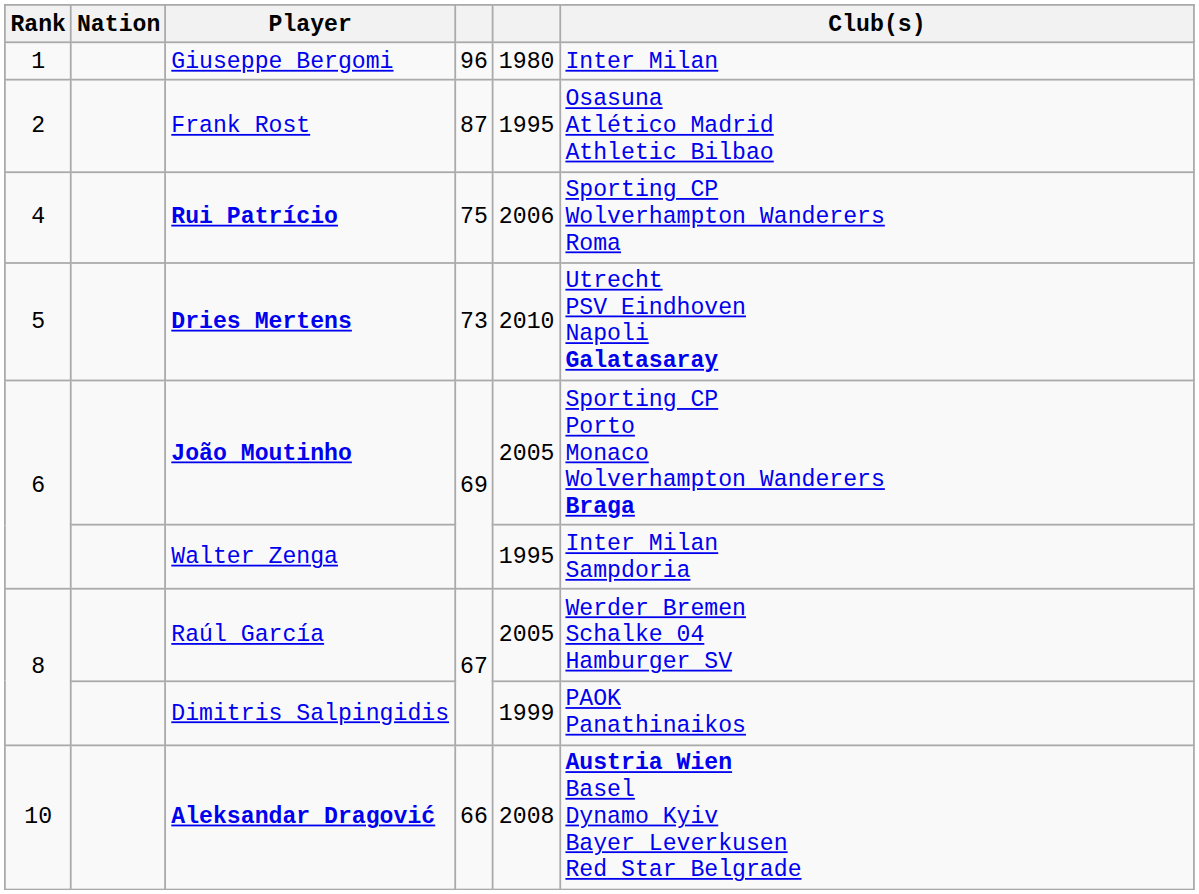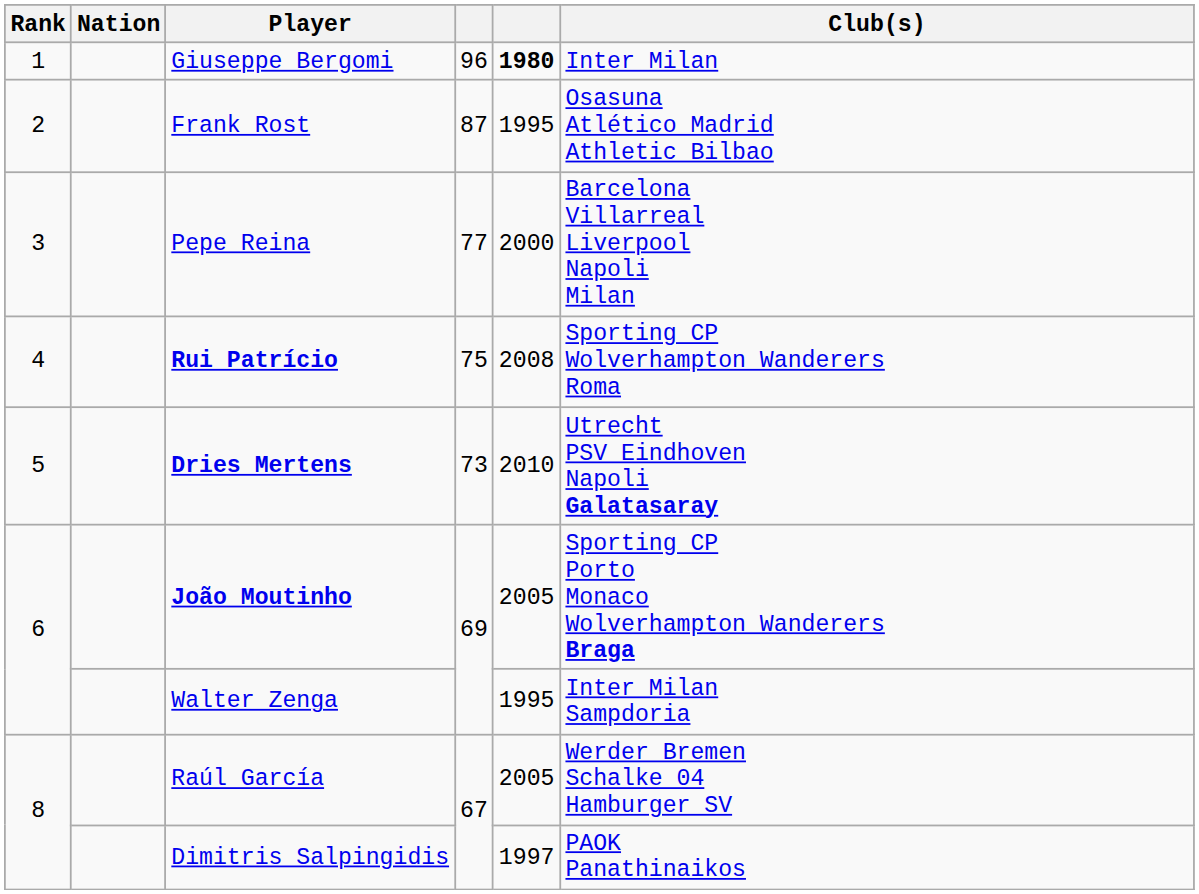(527, 61) normal -> (527, 61) bold
+ row: (241, 244)
(527, 217) 2006 -> (527, 362) 2008
(527, 713) 1999 -> (527, 857) 1997
- row: (303, 817)
